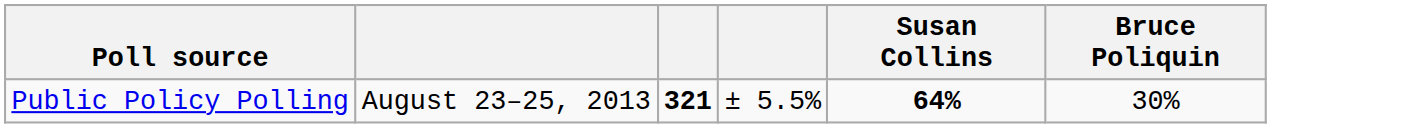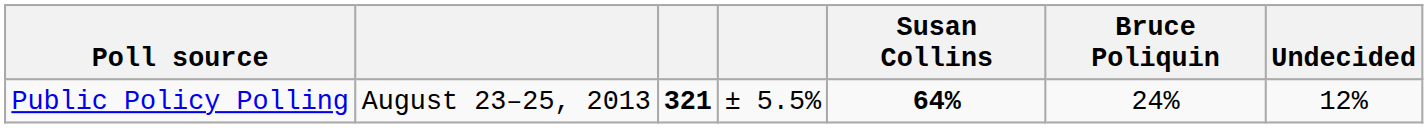+ column: (1344, 58)
(1156, 101) 30% -> (1156, 101) 24%
